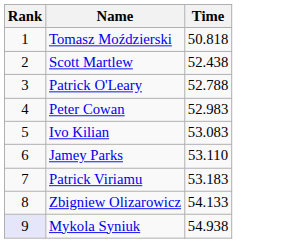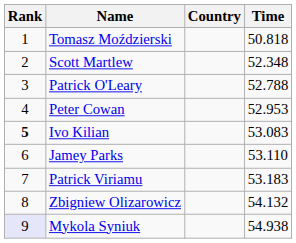+ column: (214, 16)
(208, 62) 52.438 -> (268, 62) 52.348
(208, 109) 52.983 -> (268, 109) 52.953
(25, 132) normal -> (25, 132) bold
(208, 202) 54.133 -> (268, 202) 54.132
